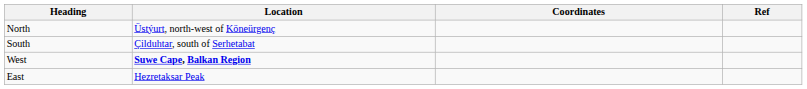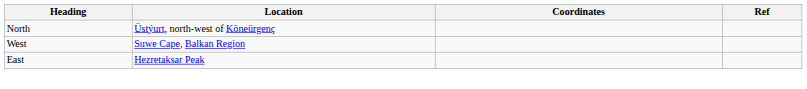- row: (18, 44)
(193, 60) bold -> (190, 44) normal
